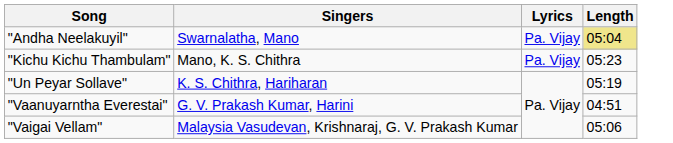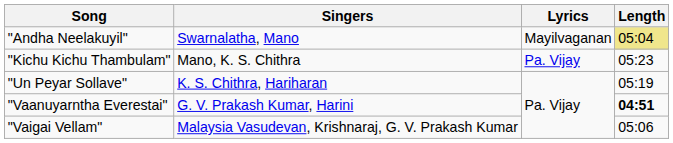(552, 38) Pa. Vijay -> (568, 38) Mayilvaganan
(604, 105) normal -> (636, 105) bold
